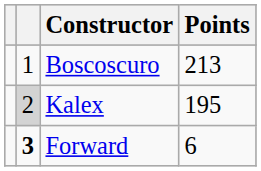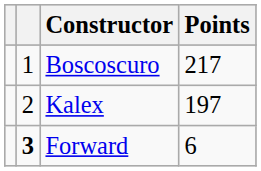(203, 65) 213 -> (203, 65) 217
(28, 105) lightgrey background -> (28, 105) no background
(203, 105) 195 -> (203, 105) 197
